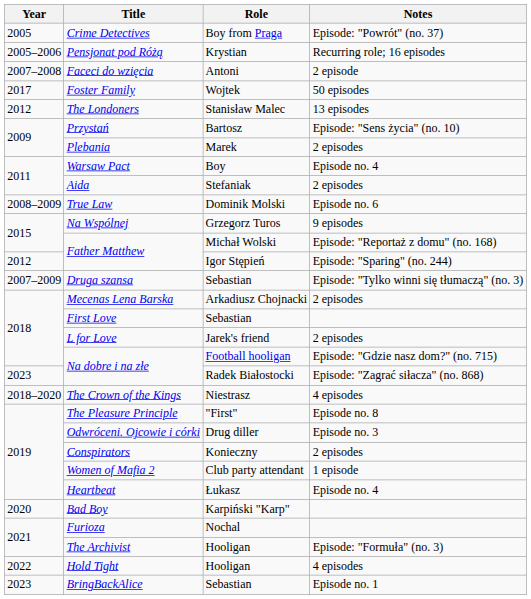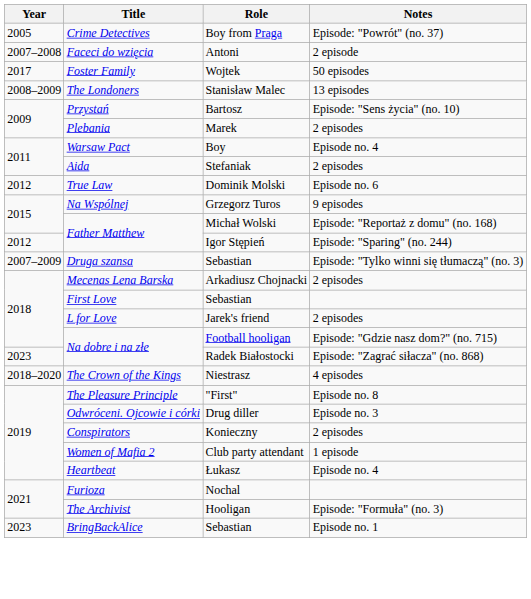- row: (115, 52)
(19, 109) 2012 -> (34, 90) 2008–2009
(34, 204) 2008–2009 -> (19, 185) 2012
- row: (87, 508)
- row: (93, 565)
